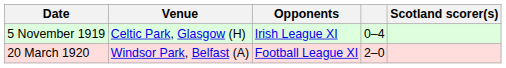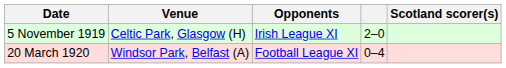(374, 33) 0–4 -> (374, 33) 2–0
(374, 53) 2–0 -> (374, 53) 0–4
